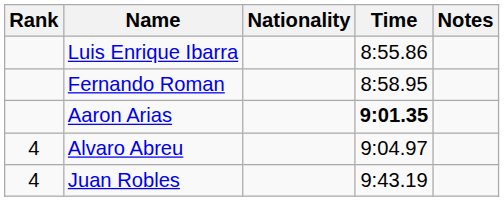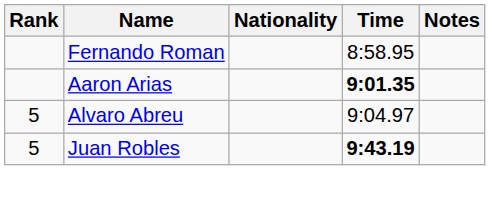- row: (153, 52)
(34, 148) 4 -> (34, 116) 5
(34, 180) 4 -> (34, 148) 5
(394, 180) normal -> (381, 148) bold
